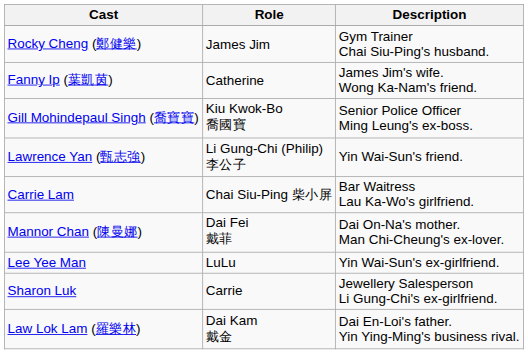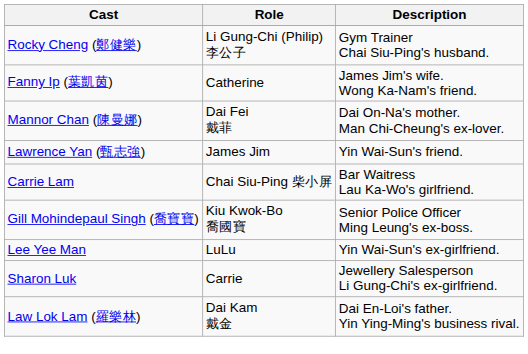(238, 44) James Jim -> (264, 44) Li Gung-Chi (Philip) 李公子
rows swapped: (103, 117) <-> (75, 232)
(264, 156) Li Gung-Chi (Philip) 李公子 -> (238, 152) James Jim
